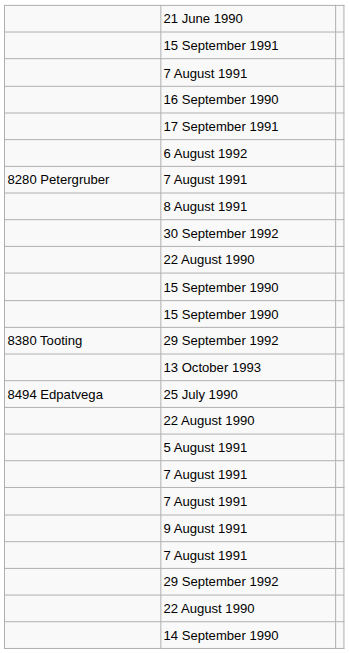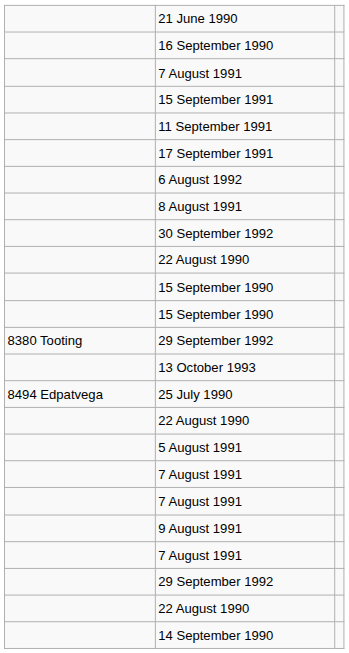rows swapped: (82, 99) <-> (82, 46)
+ row: (80, 126)
- row: (59, 180)
